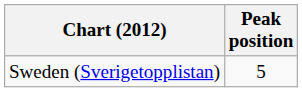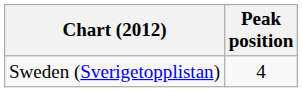(261, 71) 5 -> (261, 71) 4
